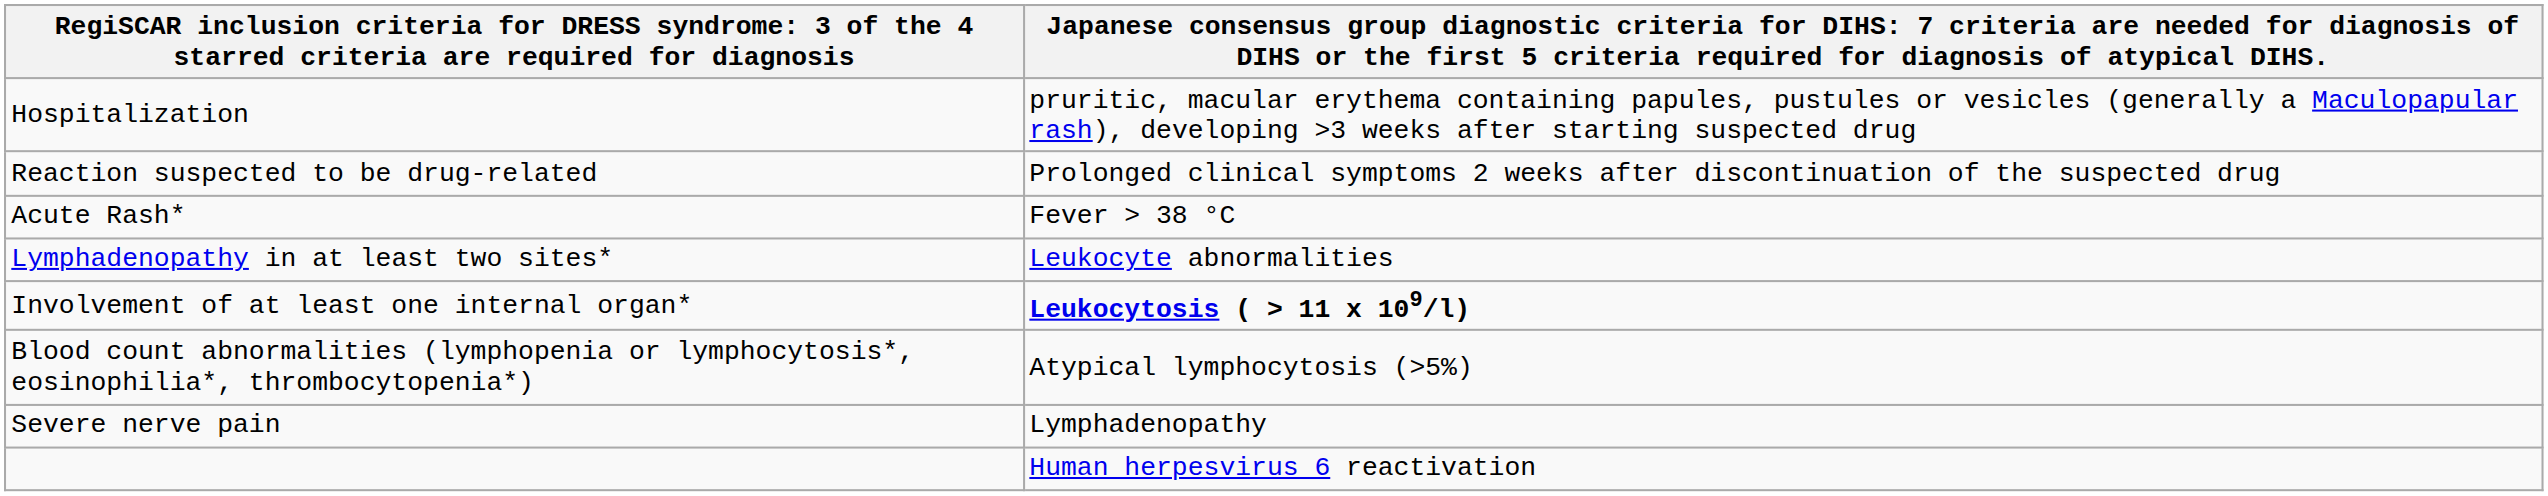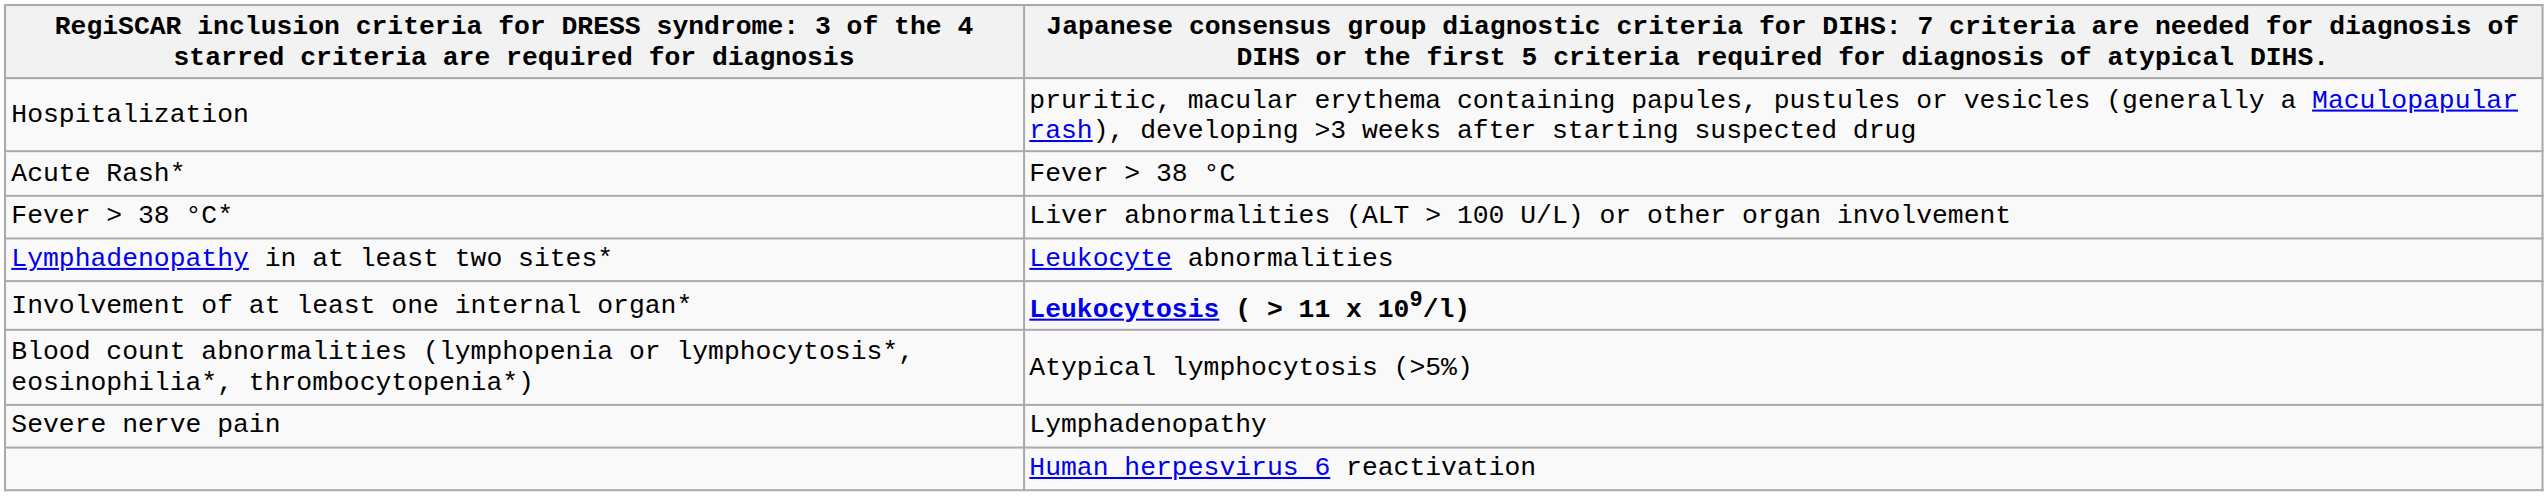- row: (304, 173)
+ row: (122, 216)
